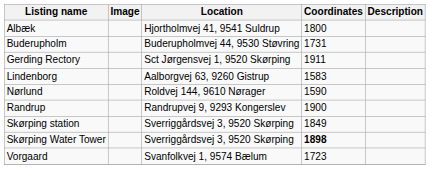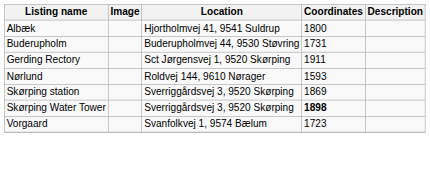- row: (32, 76)
(315, 92) 1590 -> (315, 76) 1593
- row: (26, 108)
(315, 124) 1849 -> (315, 92) 1869
